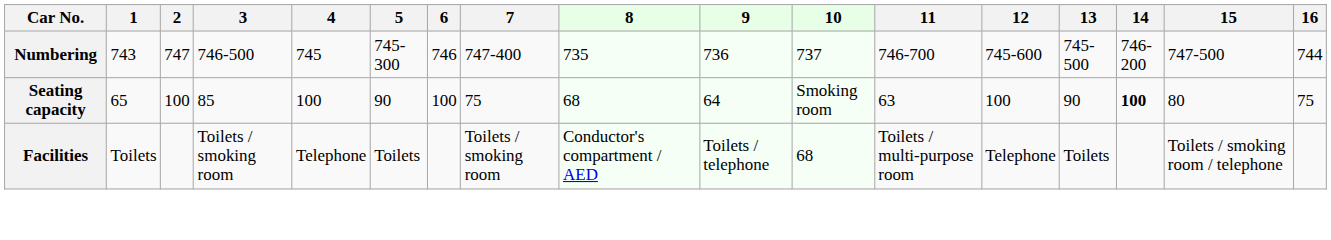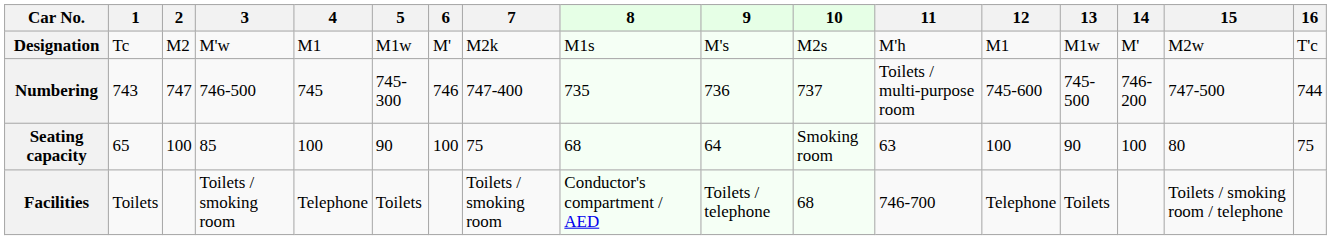+ row: (57, 44)
(907, 54) 746-700 -> (927, 90) Toilets / multi-purpose room
(1133, 100) bold -> (1134, 146) normal
(926, 155) Toilets / multi-purpose room -> (907, 201) 746-700
